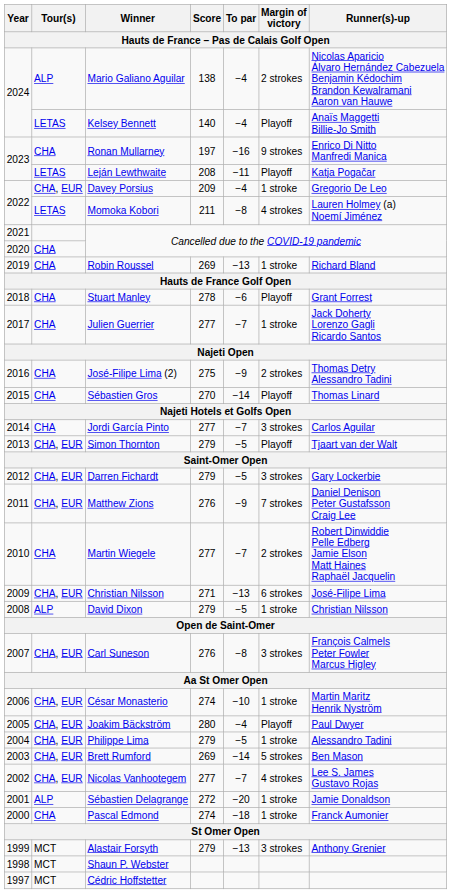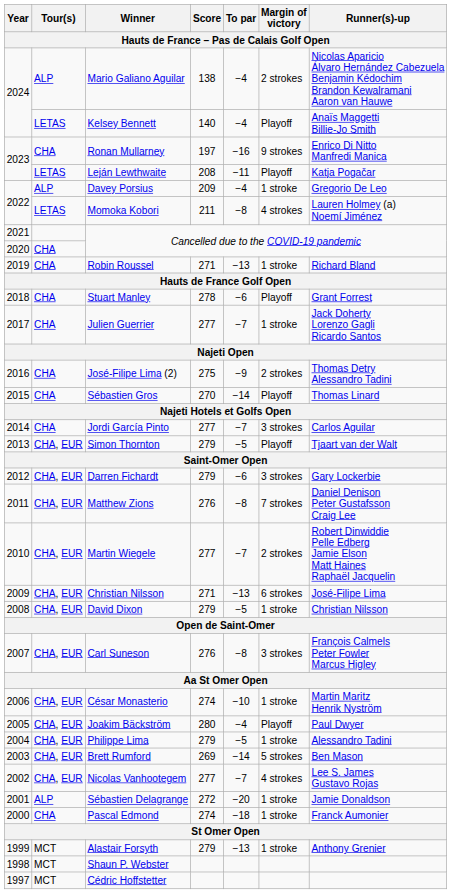(58, 189) CHA, EUR -> (44, 189) ALP
(207, 265) 269 -> (207, 265) 271
(241, 476) −5 -> (241, 476) −6
(241, 504) −9 -> (241, 504) −8
(45, 554) CHA -> (58, 554) CHA, EUR
(44, 609) ALP -> (58, 609) CHA, EUR
(282, 848) 3 strokes -> (279, 848) 1 stroke
